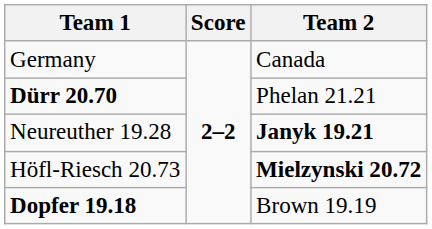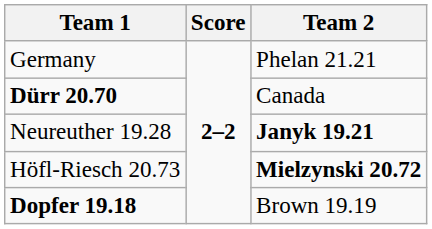(291, 59) Canada -> (316, 59) Phelan 21.21
(316, 95) Phelan 21.21 -> (291, 95) Canada
